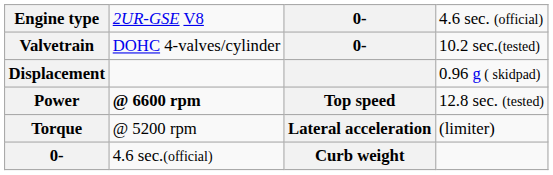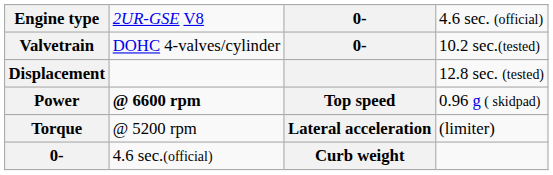(490, 73) 0.96 g ( skidpad) -> (492, 73) 12.8 sec. (tested)
(492, 101) 12.8 sec. (tested) -> (490, 101) 0.96 g ( skidpad)
